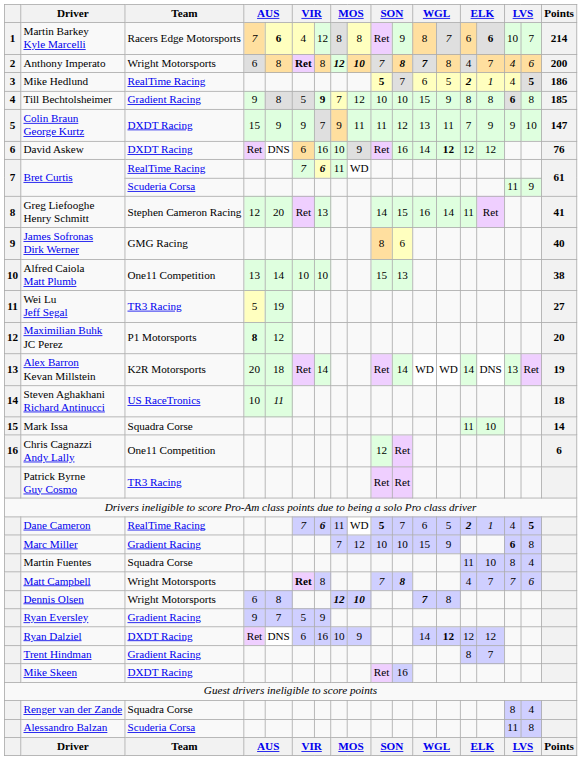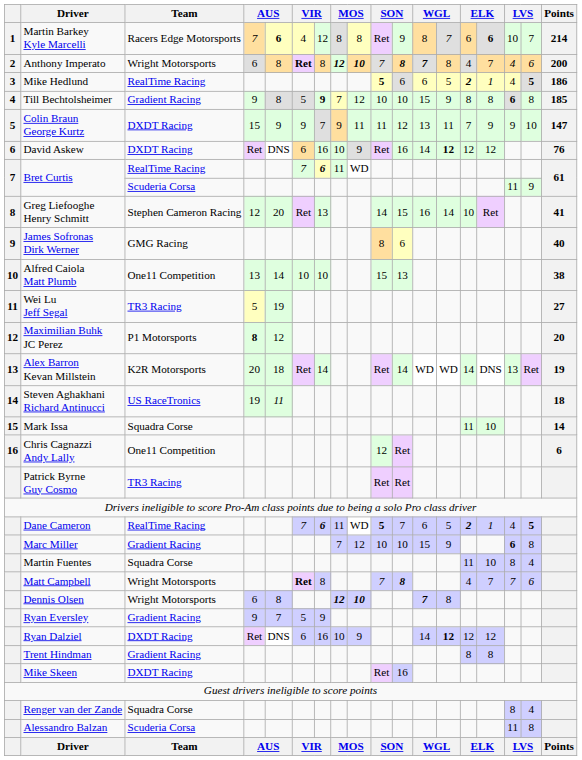(402, 81) 7 -> (402, 81) 6
(469, 211) 11 -> (469, 211) 10
(254, 400) 10 -> (254, 400) 19
(491, 654) 7 -> (491, 654) 8
